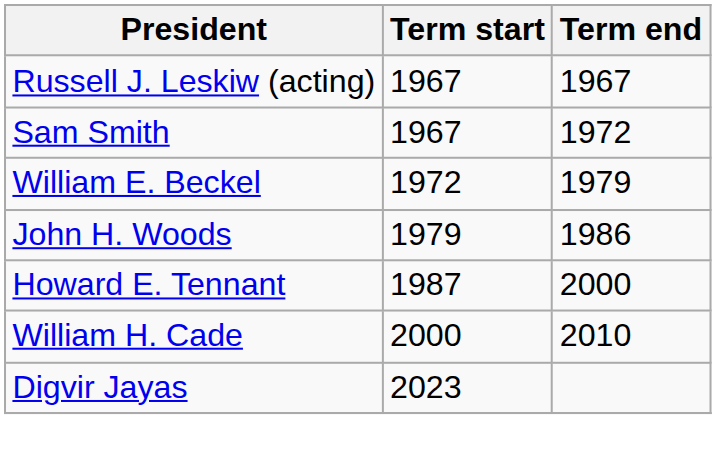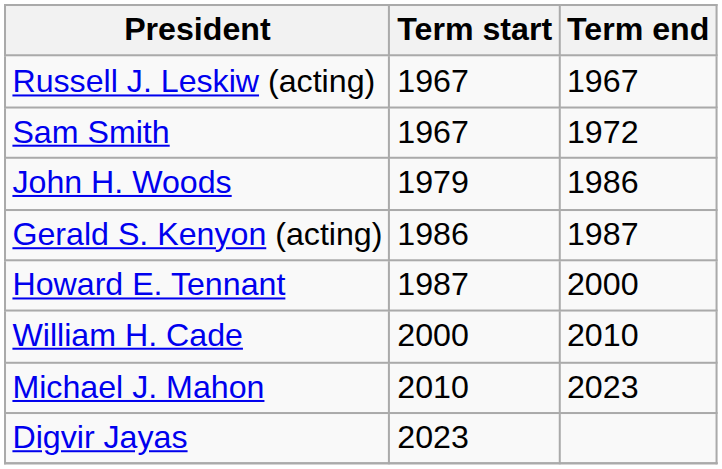- row: (137, 183)
+ row: (197, 234)
+ row: (138, 387)
